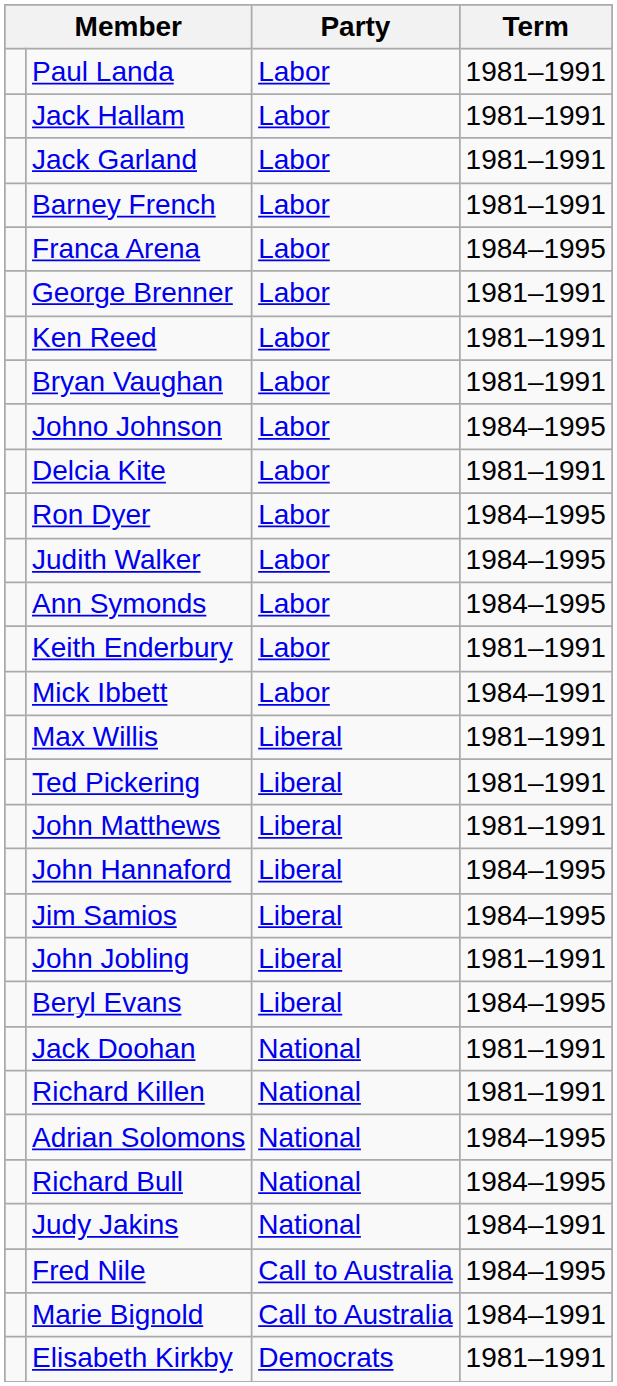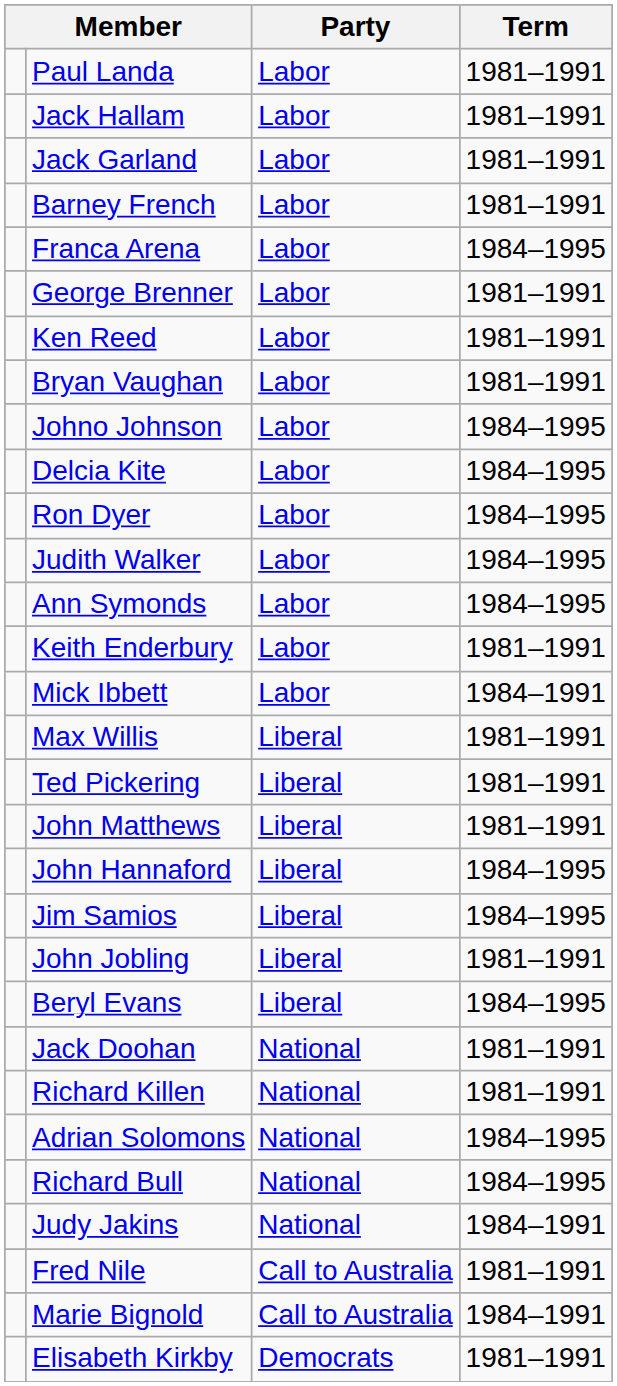(536, 470) 1981–1991 -> (536, 470) 1984–1995
(536, 1270) 1984–1995 -> (536, 1270) 1981–1991
